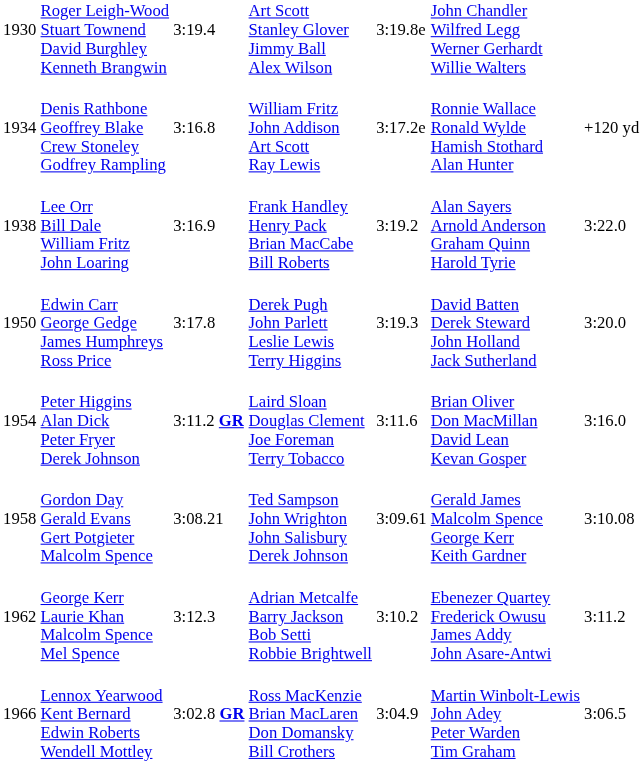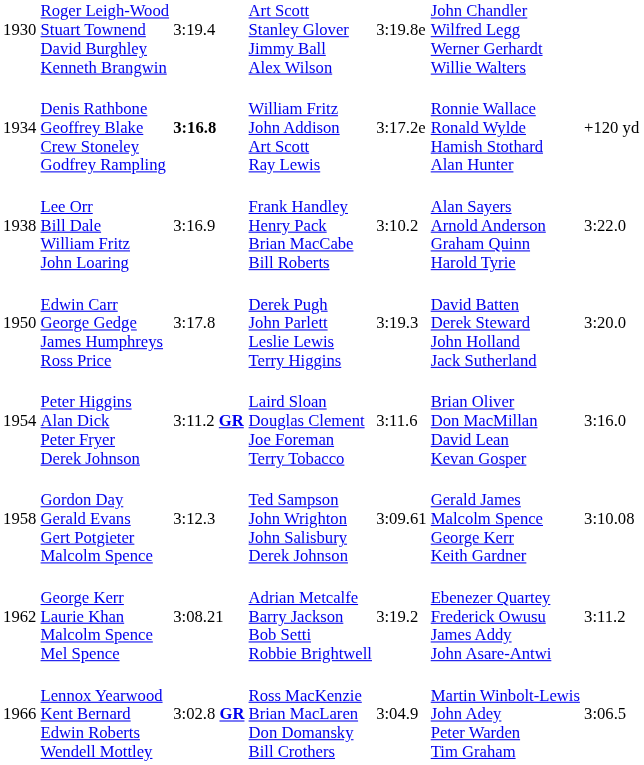(194, 127) normal -> (195, 127) bold
(397, 225) 3:19.2 -> (397, 225) 3:10.2
(198, 518) 3:08.21 -> (194, 518) 3:12.3
(194, 616) 3:12.3 -> (198, 616) 3:08.21
(397, 616) 3:10.2 -> (397, 616) 3:19.2
